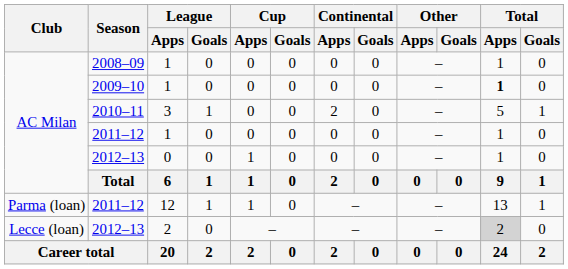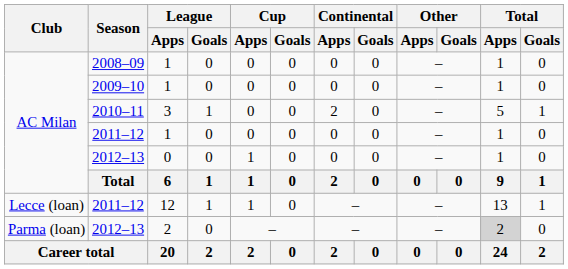(500, 87) bold -> (500, 87) normal
(47, 205) Parma (loan) -> (47, 205) Lecce (loan)
(47, 228) Lecce (loan) -> (47, 228) Parma (loan)
